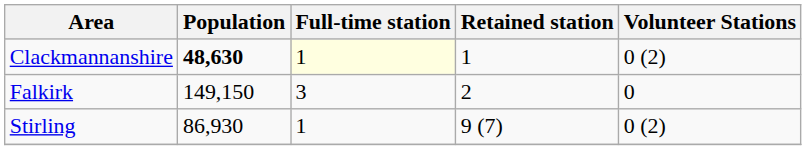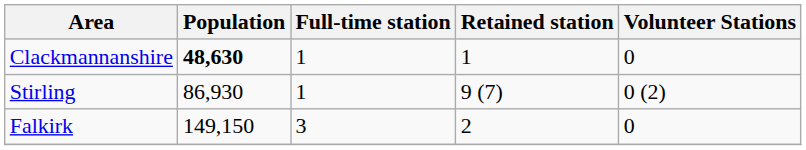(301, 56) lightyellow background -> (301, 56) no background
(645, 56) 0 (2) -> (629, 56) 0
rows swapped: (41, 91) <-> (43, 126)
